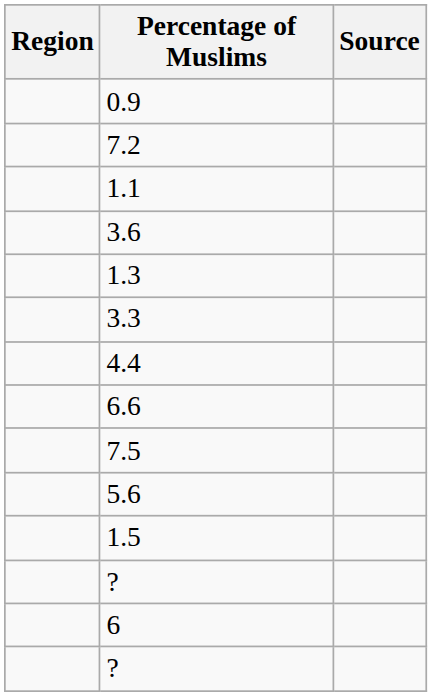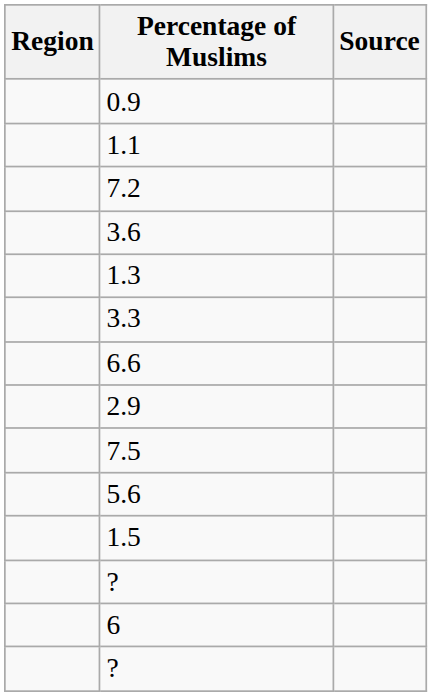rows swapped: (52, 145) <-> (52, 189)
- row: (52, 363)
+ row: (52, 407)
